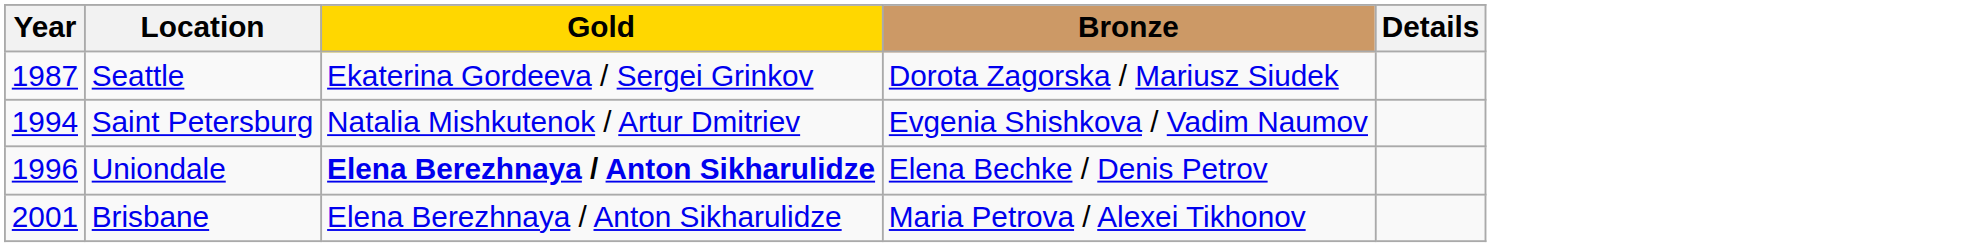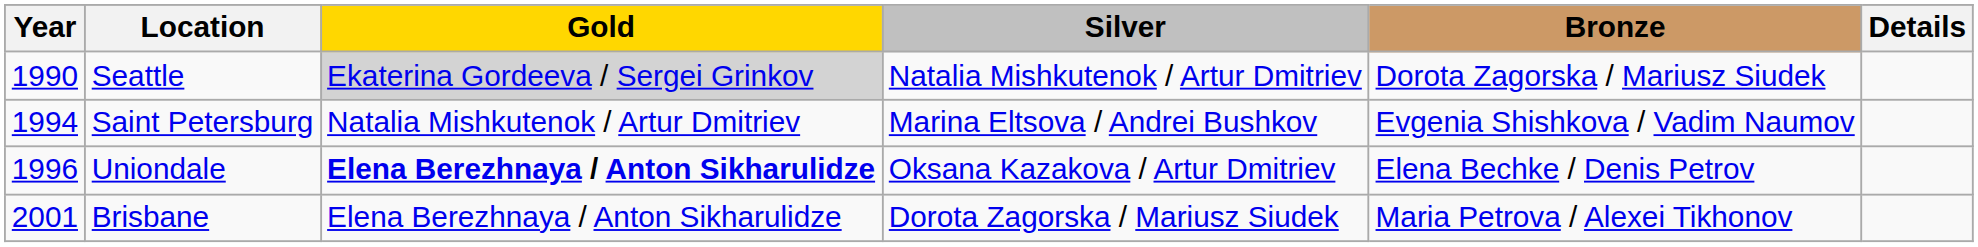+ column: (1125, 28)
(45, 75) 1987 -> (45, 75) 1990
(570, 75) no background -> (570, 75) lightgrey background
